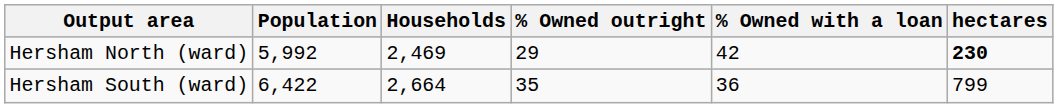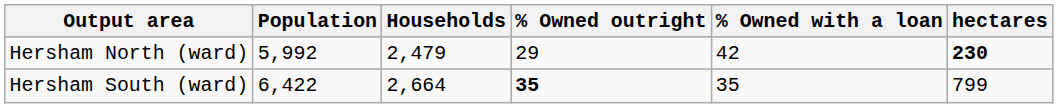(416, 53) 2,469 -> (416, 53) 2,479
(527, 86) normal -> (527, 86) bold
(728, 86) 36 -> (728, 86) 35
